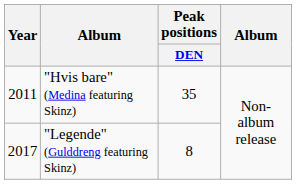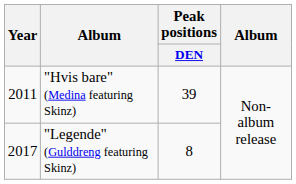(189, 94) 35 -> (189, 94) 39
